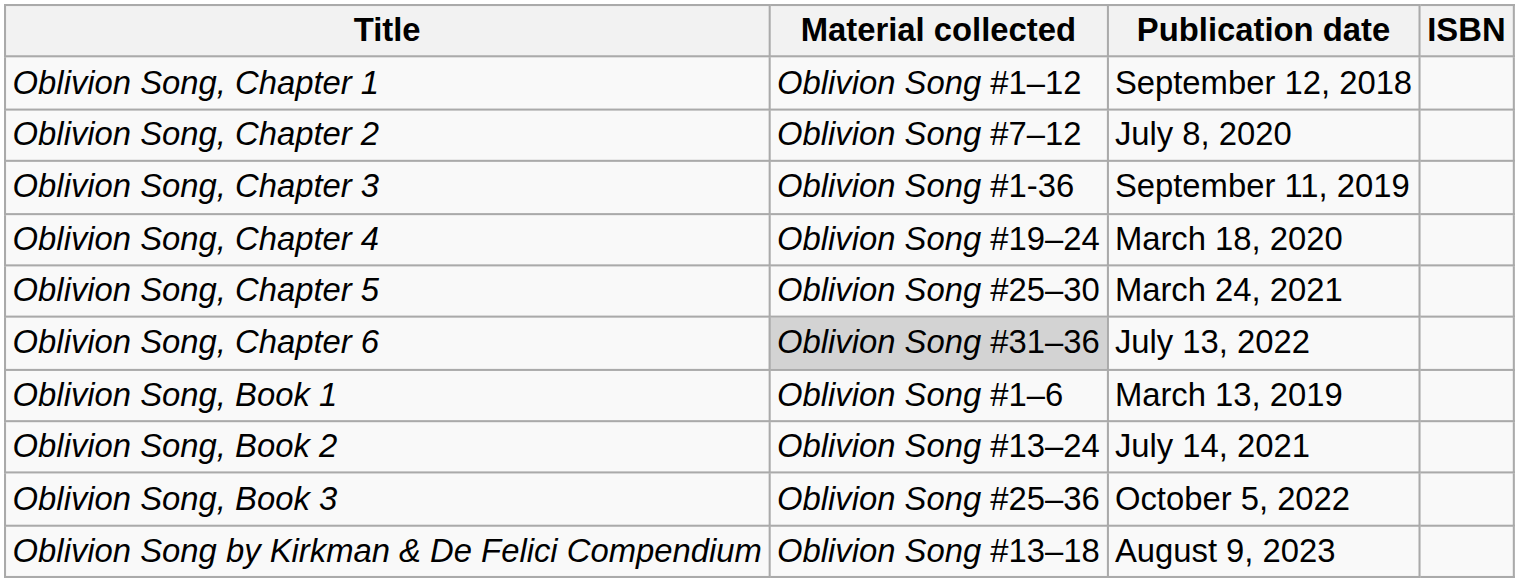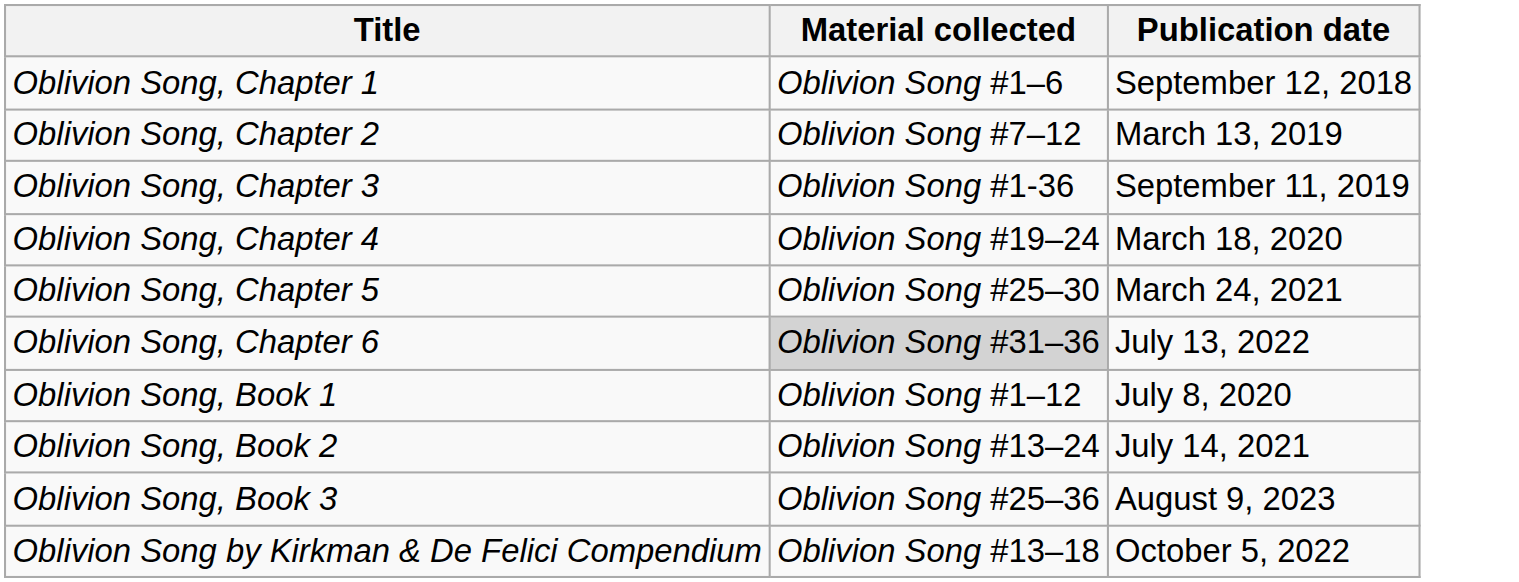- column: (1466, 30)
(929, 82) Oblivion Song #1–12 -> (920, 82) Oblivion Song #1–6
(1203, 134) July 8, 2020 -> (1229, 134) March 13, 2019
(920, 394) Oblivion Song #1–6 -> (929, 394) Oblivion Song #1–12
(1229, 394) March 13, 2019 -> (1203, 394) July 8, 2020
(1232, 498) October 5, 2022 -> (1225, 498) August 9, 2023
(1225, 550) August 9, 2023 -> (1232, 550) October 5, 2022
